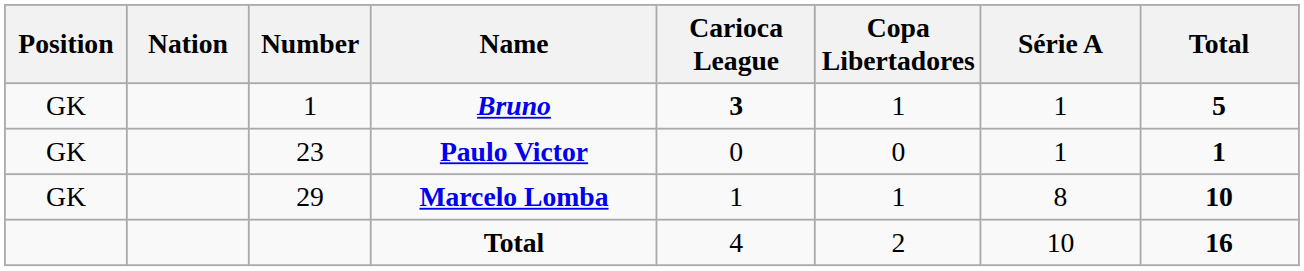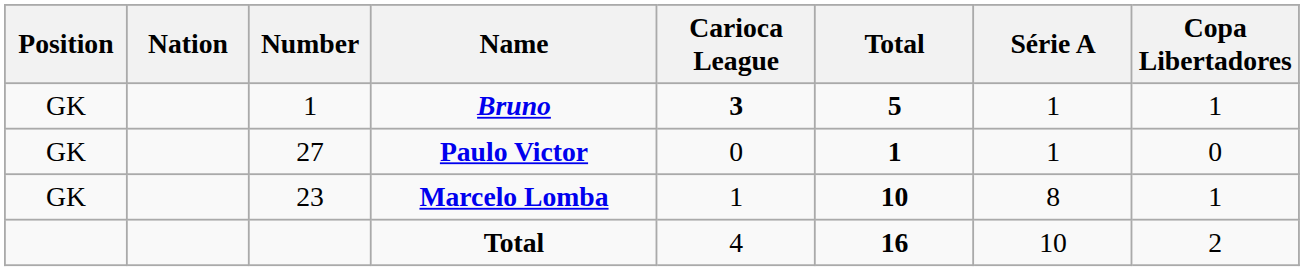columns swapped: (898, 43) <-> (1219, 43)
(310, 151) 23 -> (310, 151) 27
(310, 197) 29 -> (310, 197) 23
